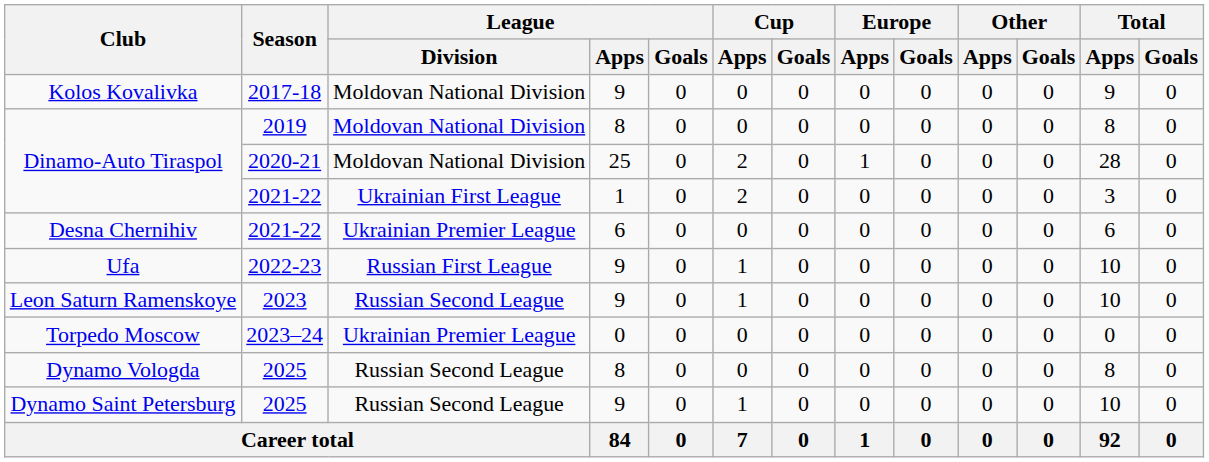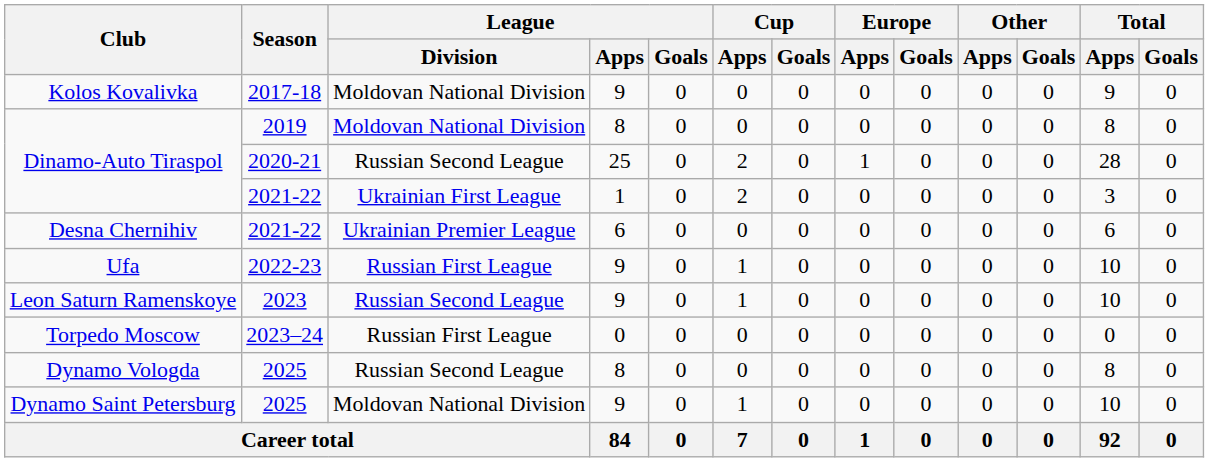(459, 160) Moldovan National Division -> (459, 160) Russian Second League
(459, 334) Ukrainian Premier League -> (459, 334) Russian First League
(459, 404) Russian Second League -> (459, 404) Moldovan National Division
